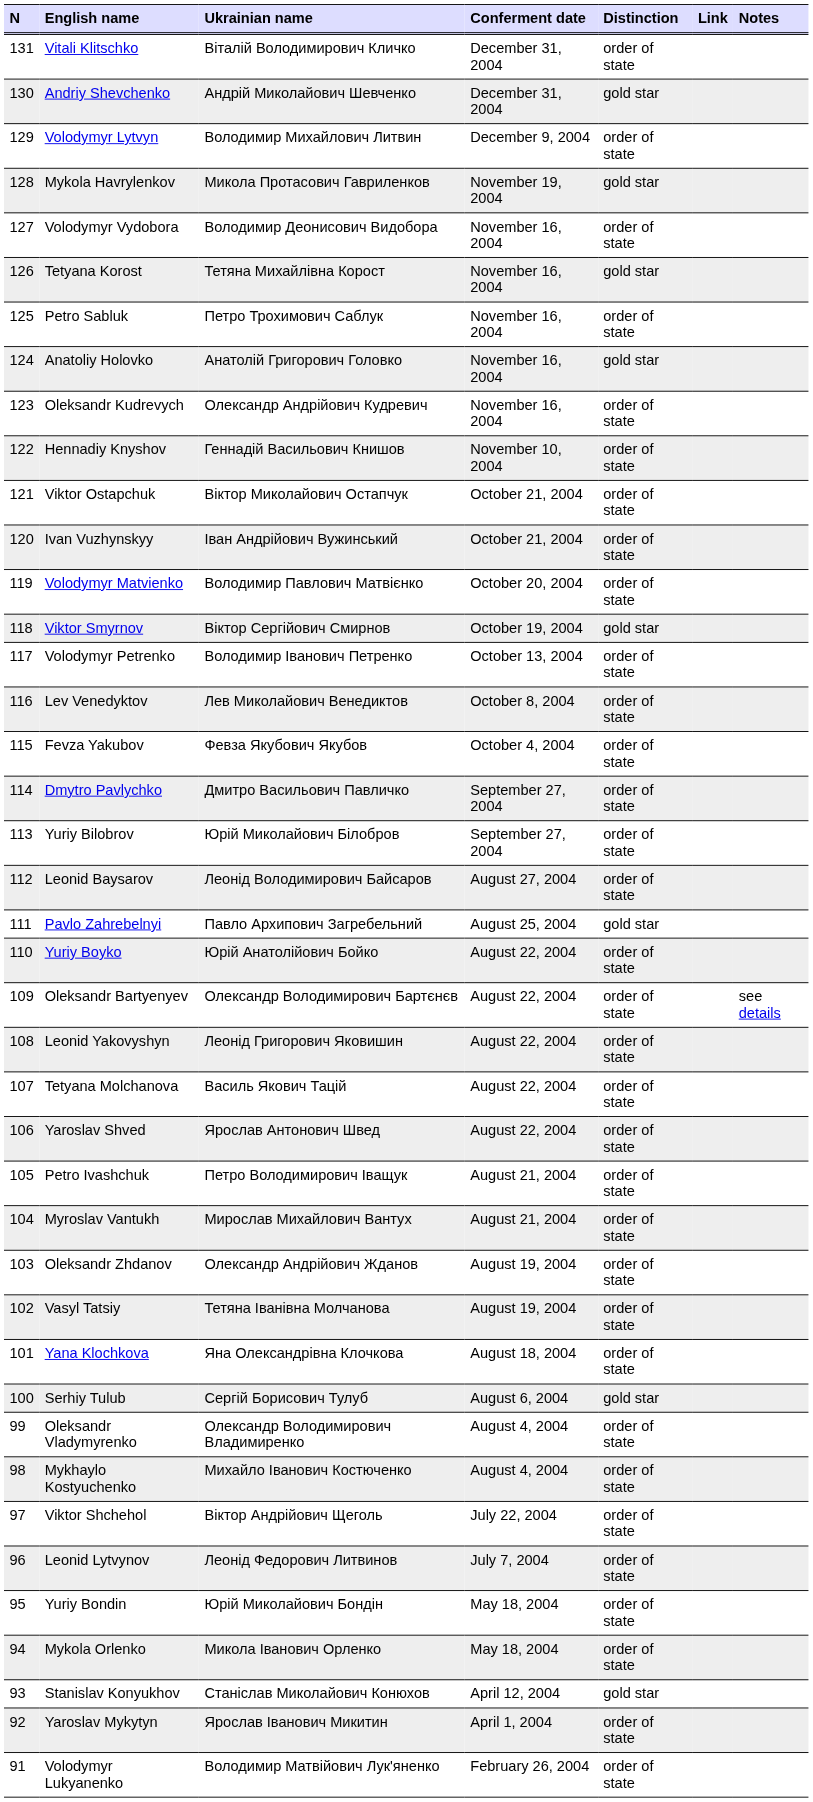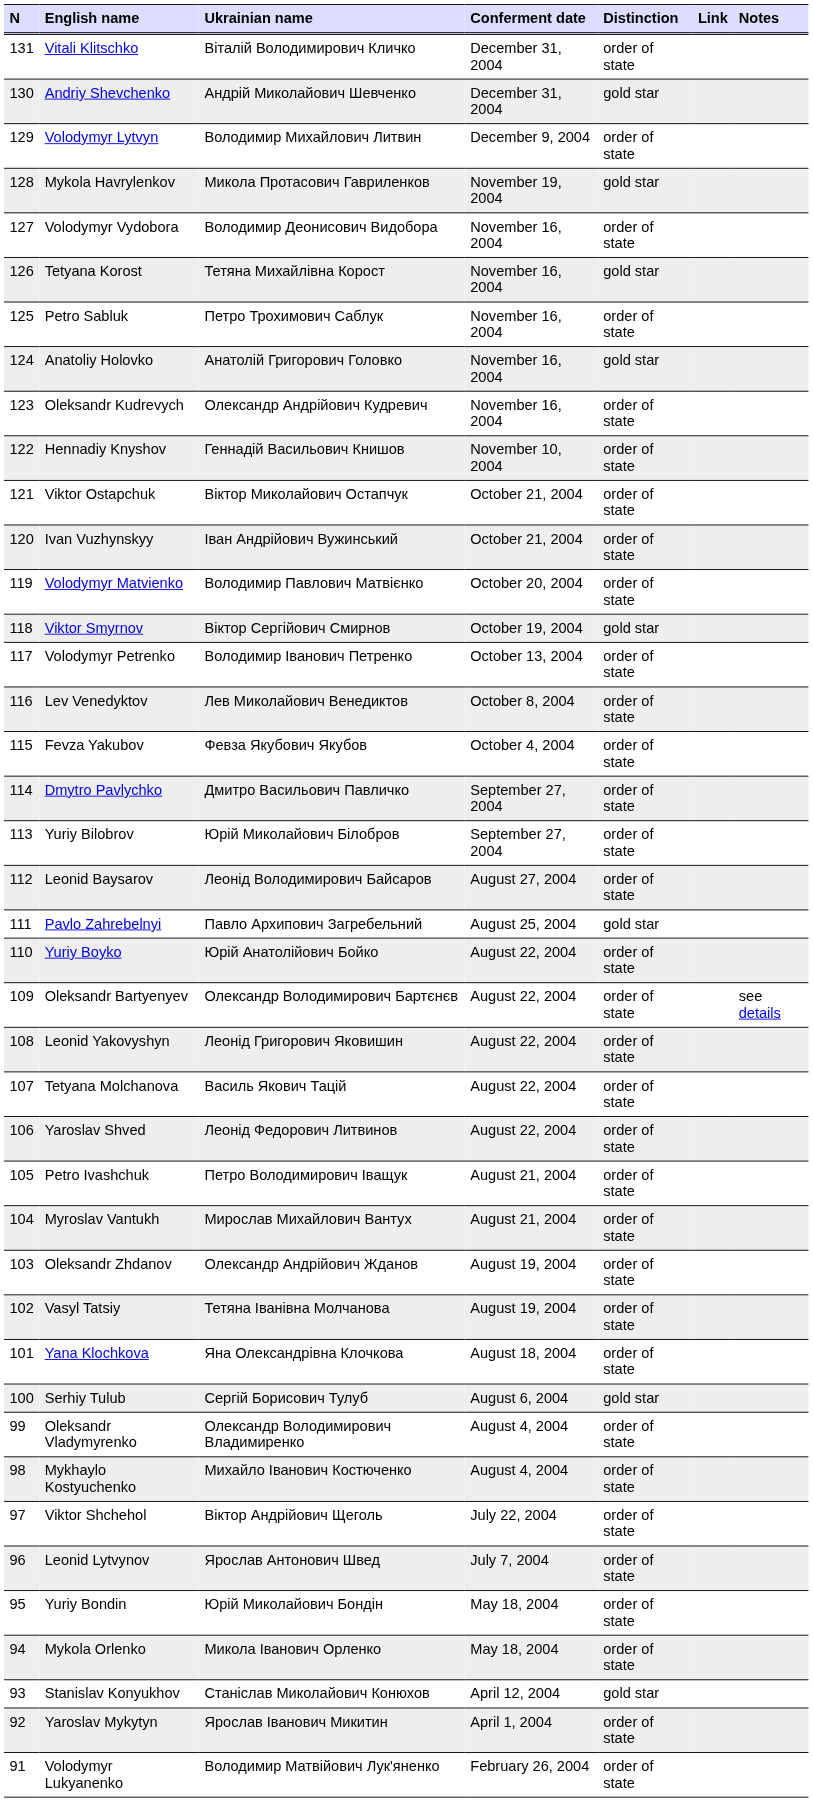(292, 1130) Ярослав Антонович Швед -> (301, 1130) Леонід Федорович Литвинов
(301, 1560) Леонід Федорович Литвинов -> (292, 1560) Ярослав Антонович Швед
